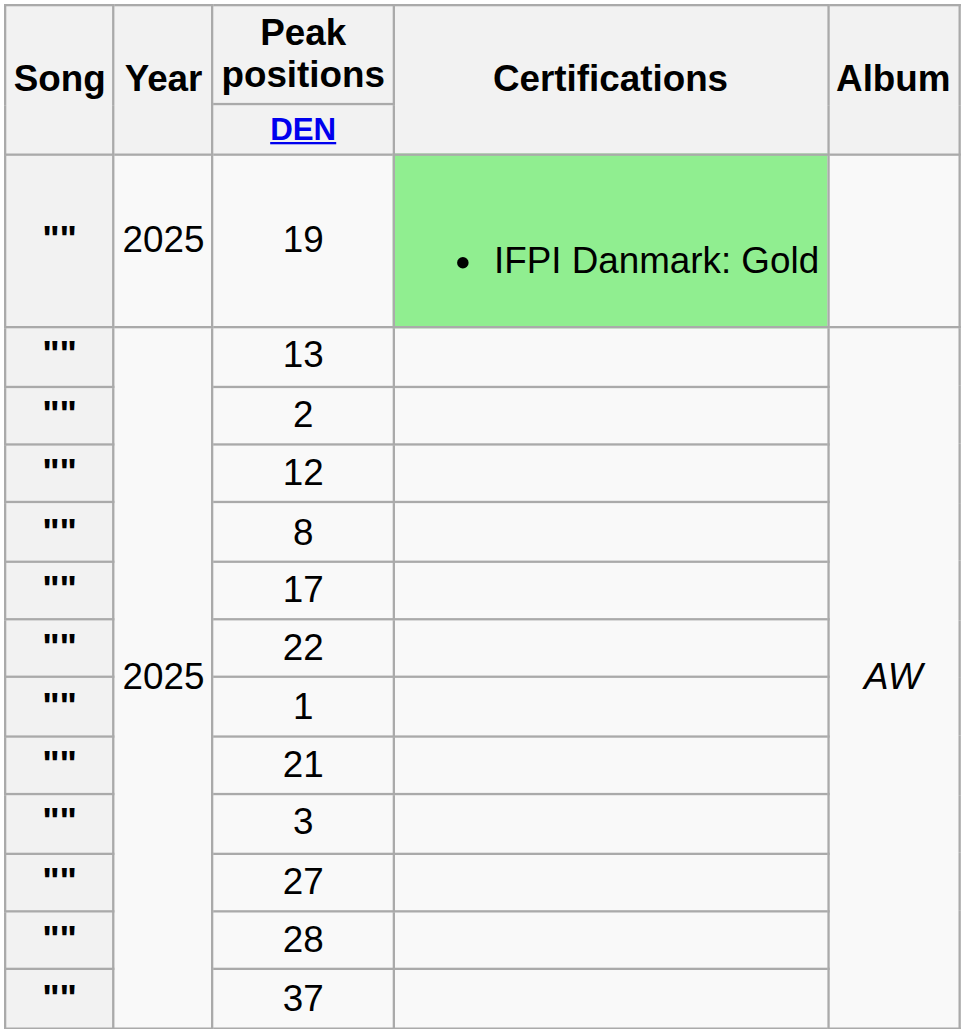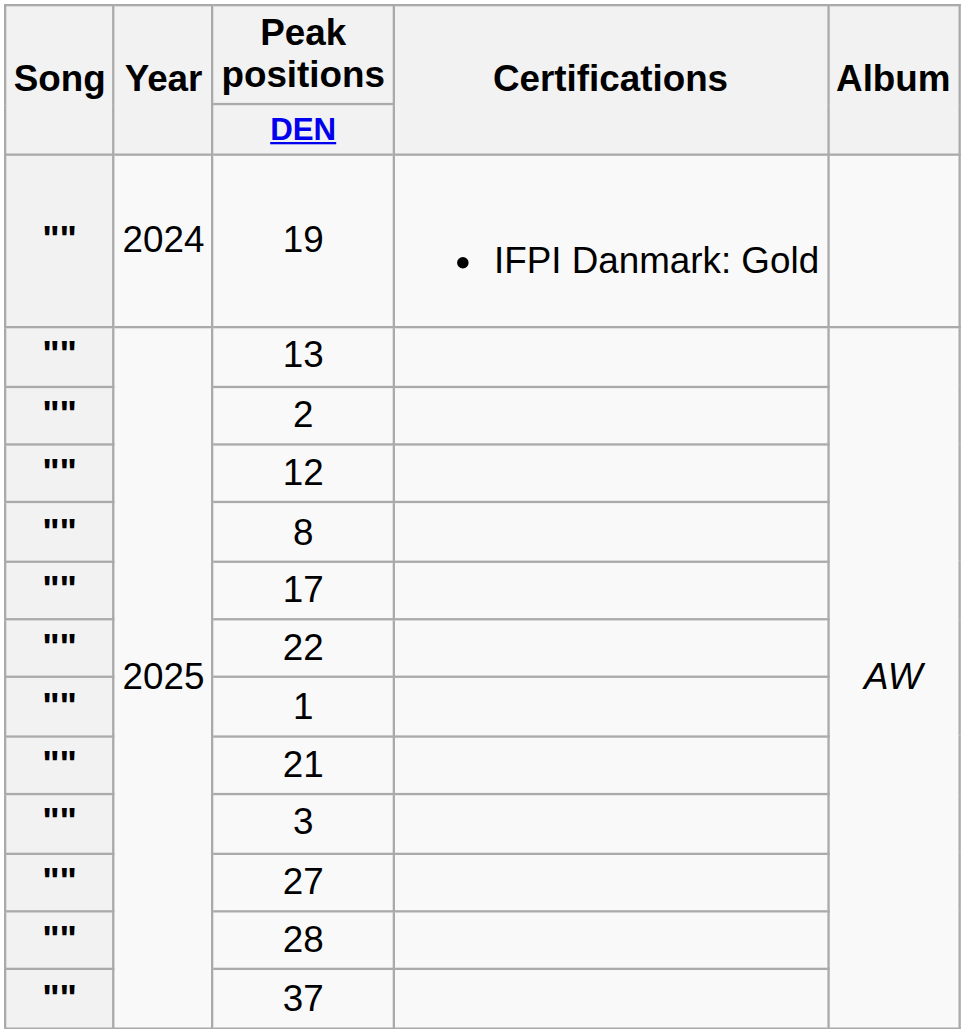(164, 240) 2025 -> (164, 240) 2024
(611, 262) lightgreen background -> (611, 262) no background
